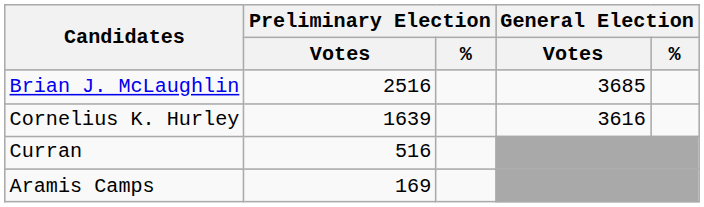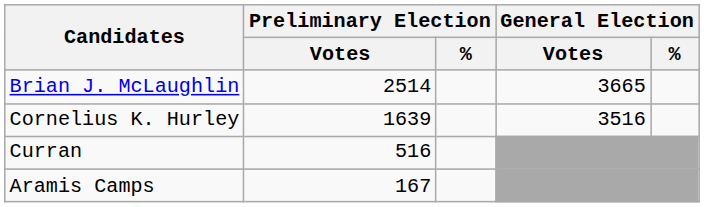(407, 87) 2516 -> (407, 87) 2514
(622, 87) 3685 -> (622, 87) 3665
(622, 120) 3616 -> (622, 120) 3516
(413, 185) 169 -> (413, 185) 167
